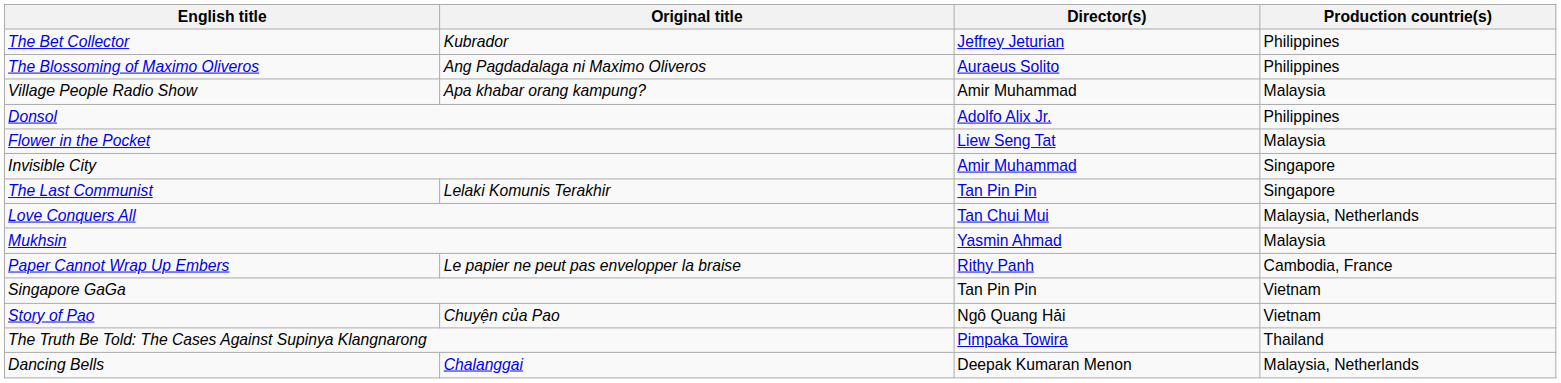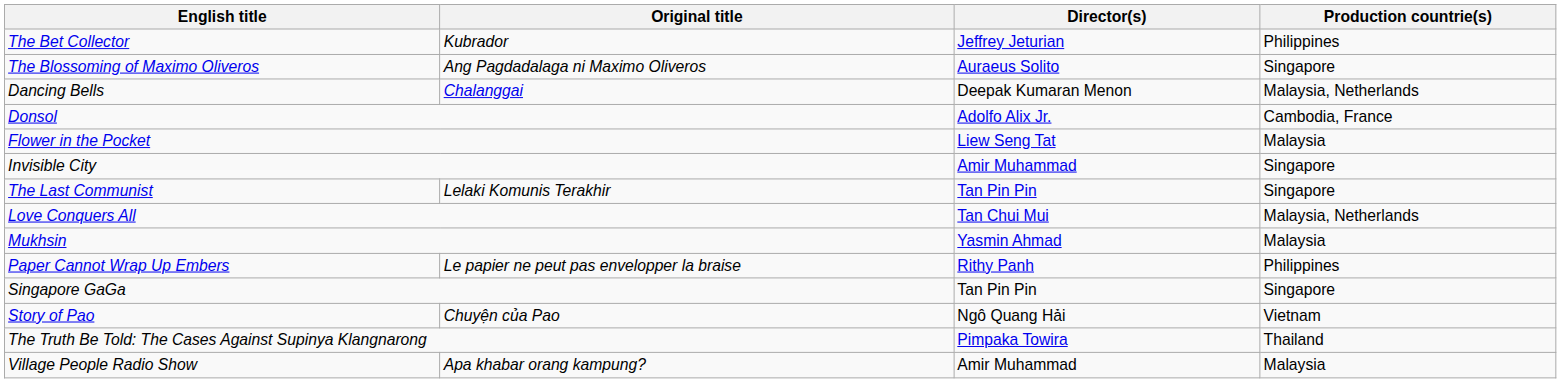(1302, 66) Philippines -> (1299, 66) Singapore
rows swapped: (56, 365) <-> (103, 91)
(1302, 116) Philippines -> (1328, 116) Cambodia, France
(1328, 265) Cambodia, France -> (1302, 265) Philippines
(1292, 290) Vietnam -> (1299, 290) Singapore
